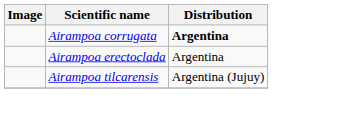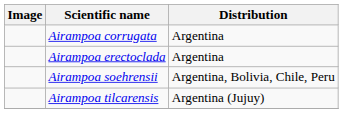(200, 35) bold -> (198, 35) normal
+ row: (103, 77)
